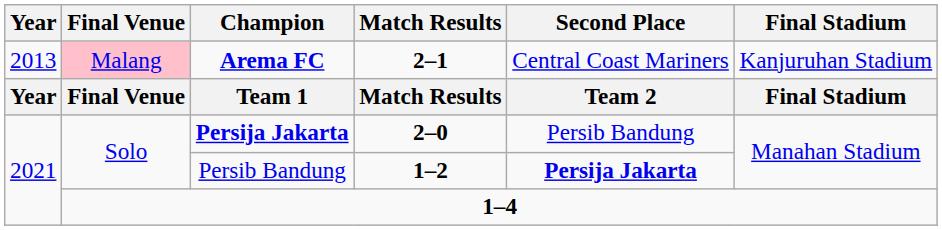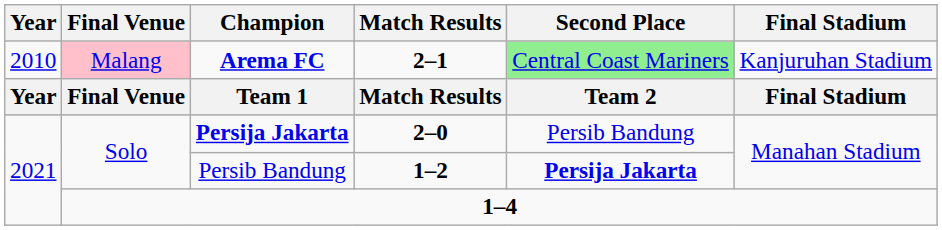(33, 59) 2013 -> (33, 59) 2010
(621, 59) no background -> (621, 59) lightgreen background
